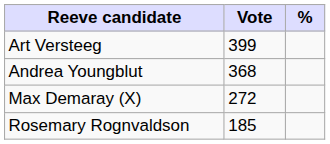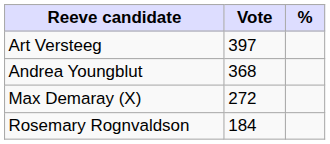(242, 44) 399 -> (242, 44) 397
(242, 125) 185 -> (242, 125) 184
